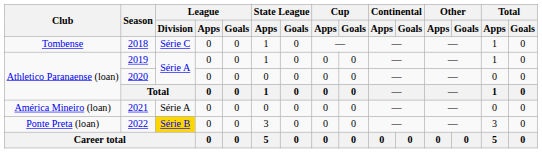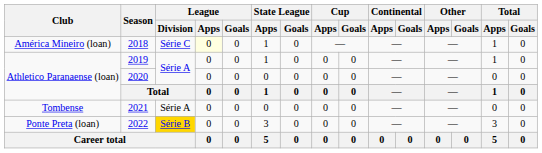(63, 44) Tombense -> (63, 44) América Mineiro (loan)
(209, 44) no background -> (209, 44) lightyellow background
(63, 108) América Mineiro (loan) -> (63, 108) Tombense
